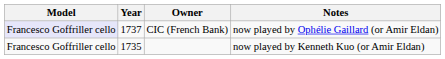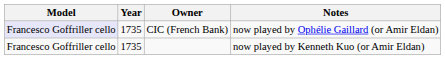(131, 29) 1737 -> (131, 29) 1735
